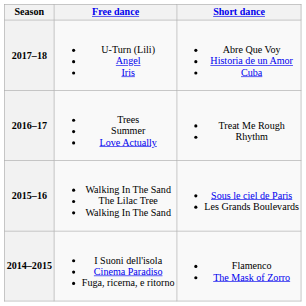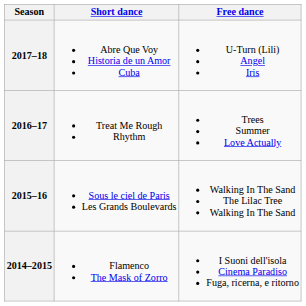columns swapped: (239, 12) <-> (116, 12)
